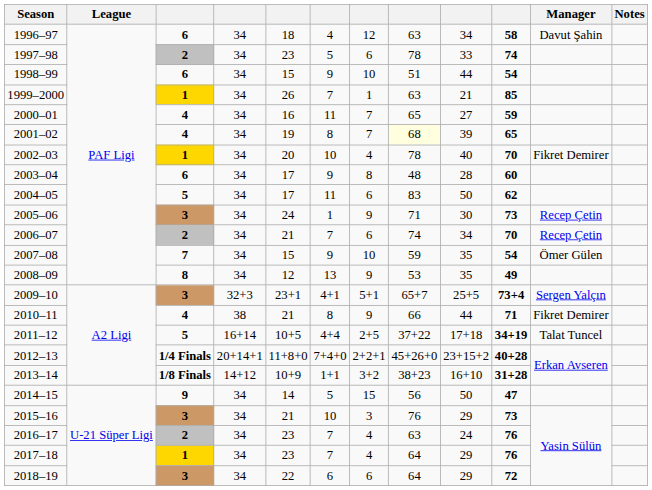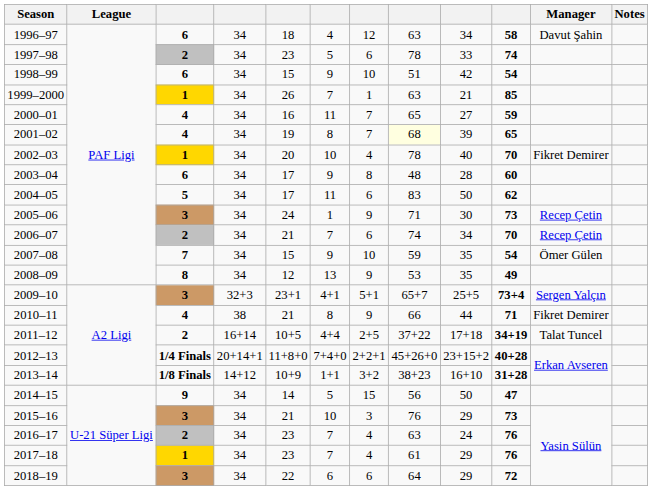(466, 74) 44 -> (466, 74) 42
(185, 335) 5 -> (185, 335) 2
(414, 455) 64 -> (414, 455) 61
